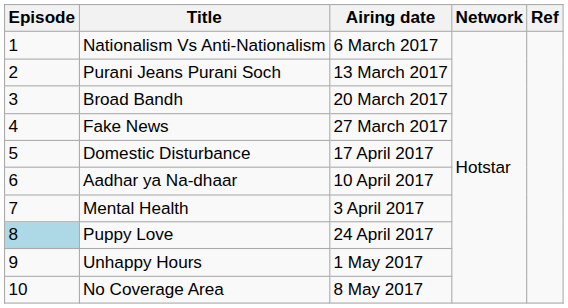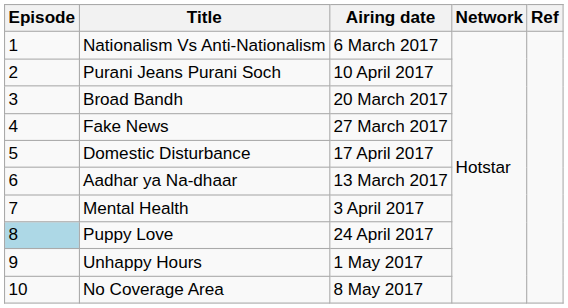(391, 72) 13 March 2017 -> (383, 72) 10 April 2017
(383, 180) 10 April 2017 -> (391, 180) 13 March 2017
